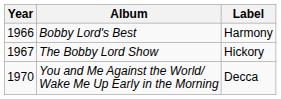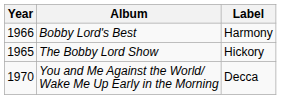(20, 52) 1967 -> (20, 52) 1965
